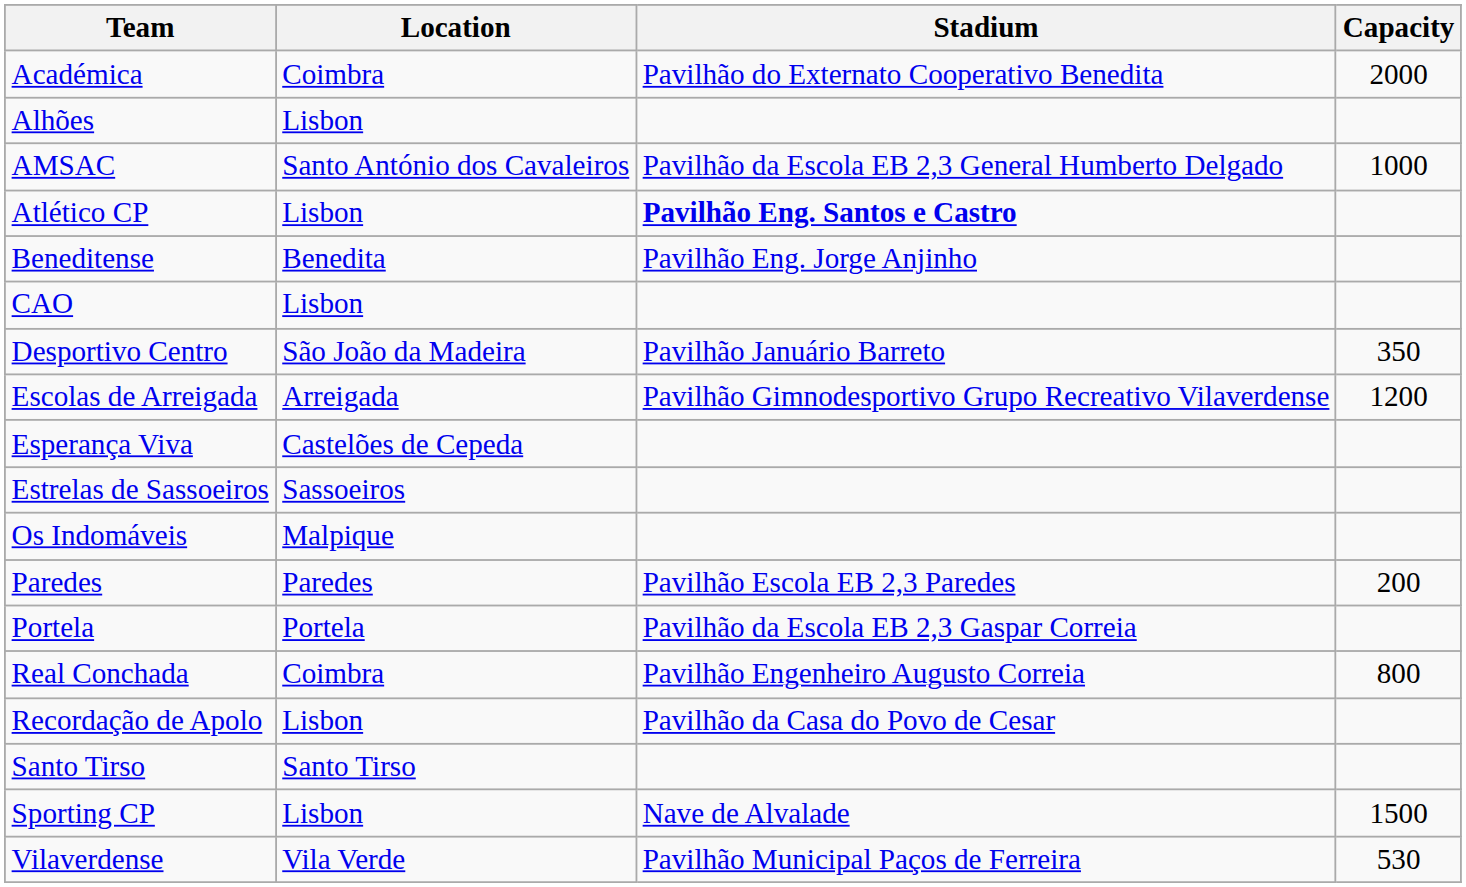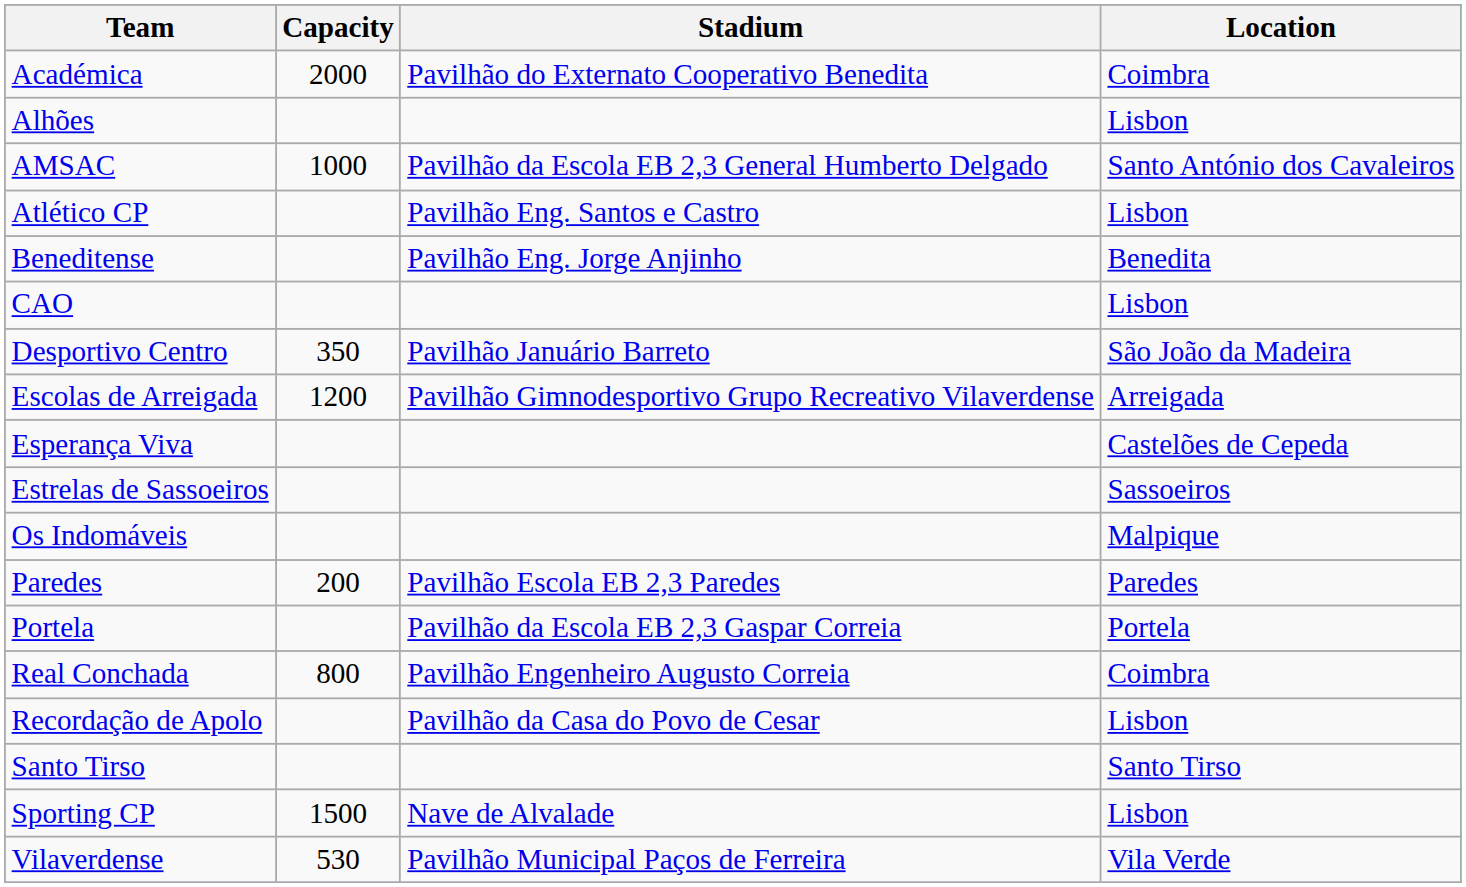columns swapped: (456, 27) <-> (1399, 27)
(830, 212) bold -> (583, 212) normal
